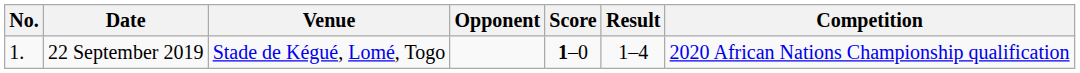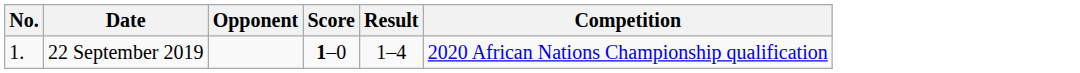- column: (329, 20)
